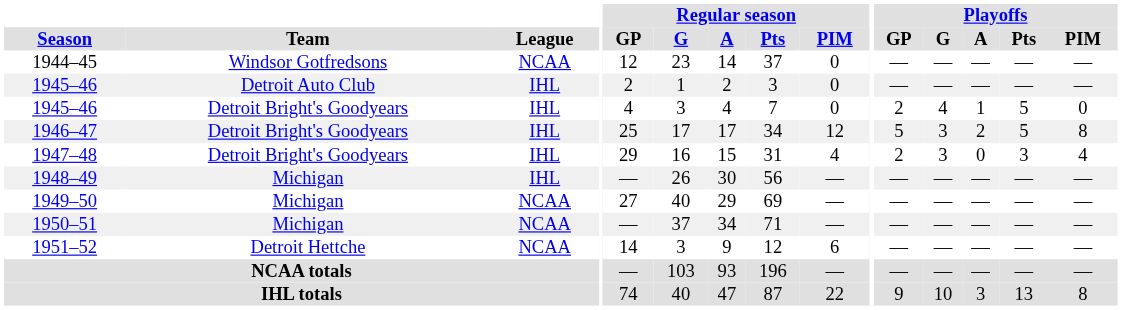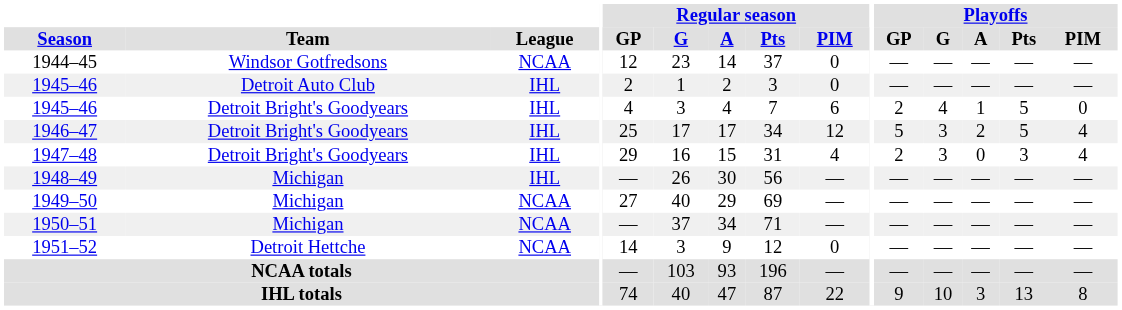(835, 108) 0 -> (835, 108) 6
(1083, 131) 8 -> (1083, 131) 4
(835, 247) 6 -> (835, 247) 0
